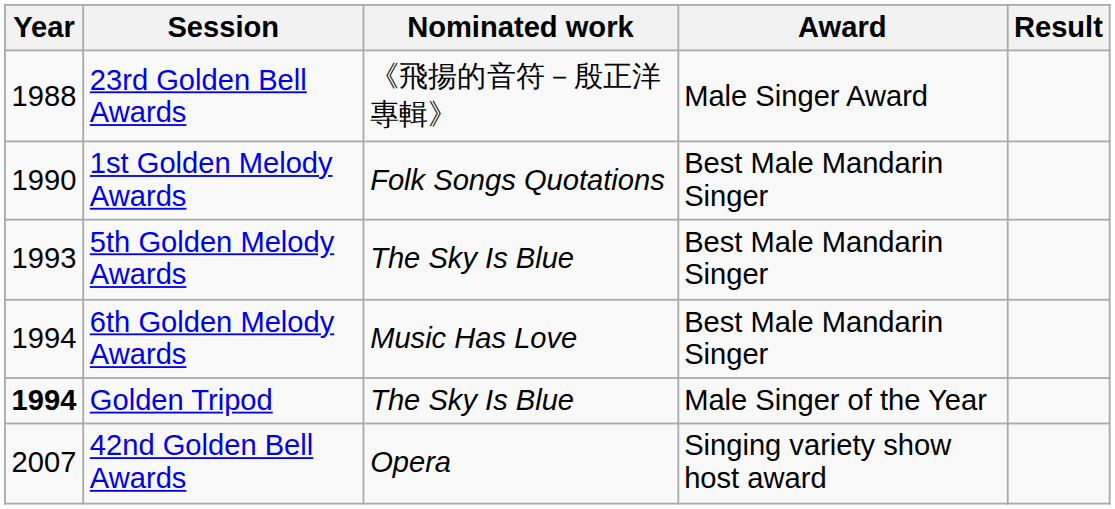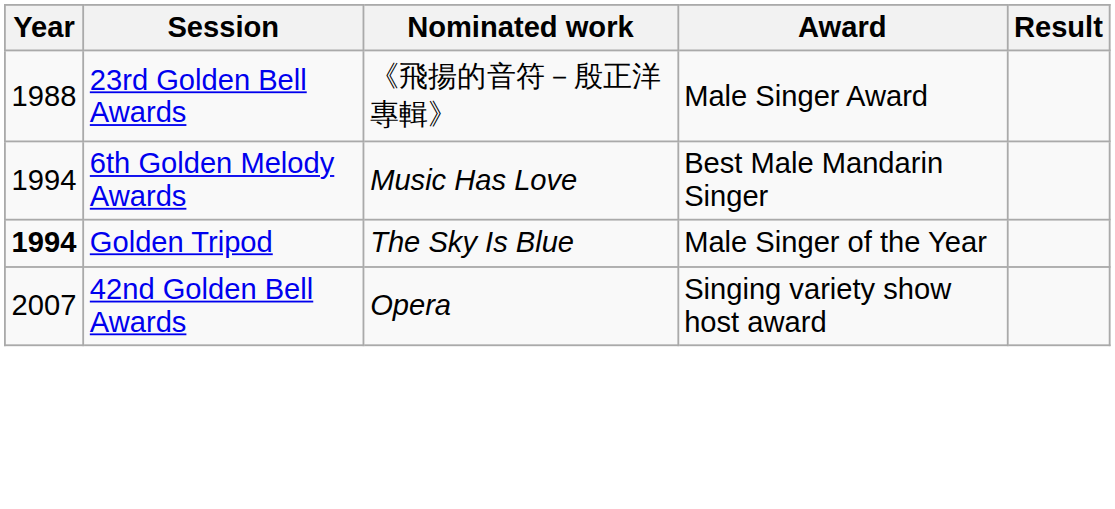- row: (211, 180)
- row: (212, 258)
